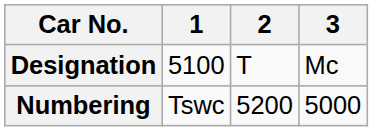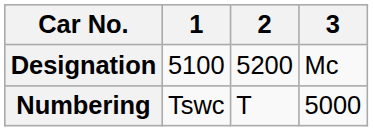(244, 65) T -> (265, 65) 5200
(265, 105) 5200 -> (244, 105) T
